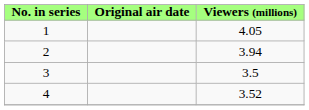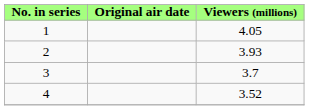(250, 51) 3.94 -> (250, 51) 3.93
(250, 72) 3.5 -> (250, 72) 3.7
